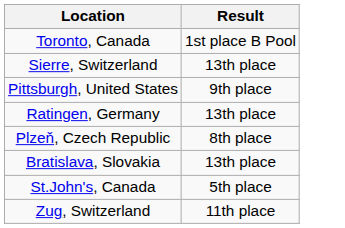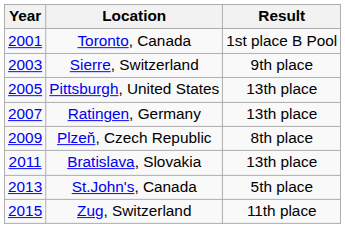+ column: (25, 16)
(241, 65) 13th place -> (282, 65) 9th place
(241, 89) 9th place -> (282, 89) 13th place
